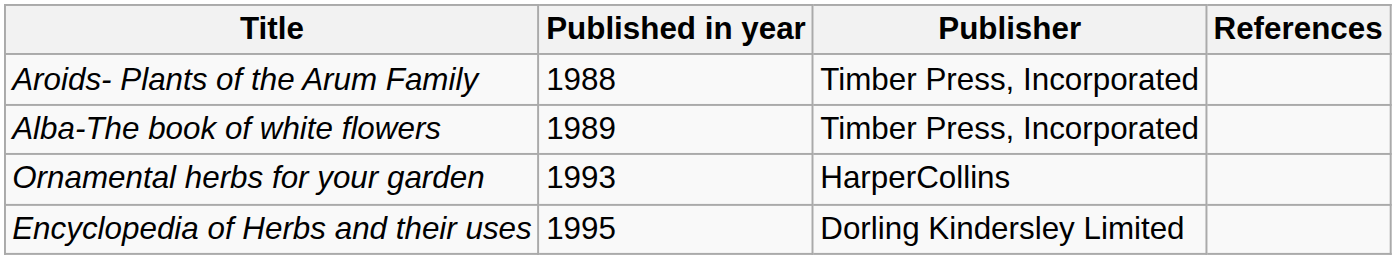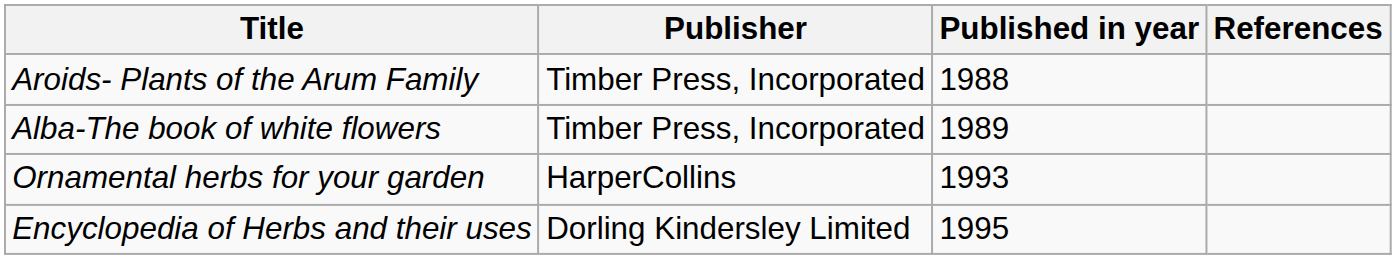columns swapped: (676, 29) <-> (1010, 29)
